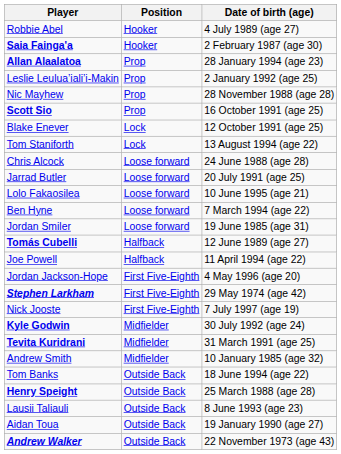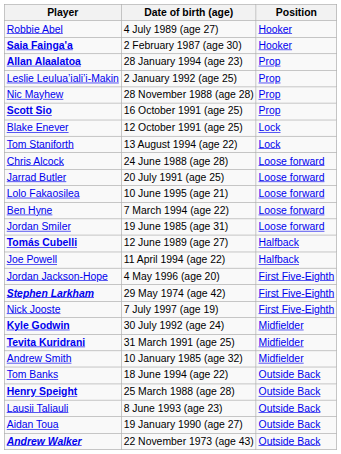columns swapped: (162, 12) <-> (269, 12)
